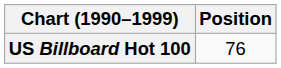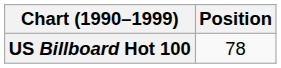(236, 48) 76 -> (236, 48) 78
